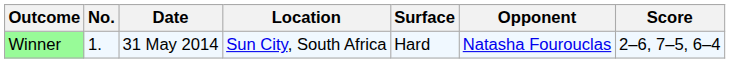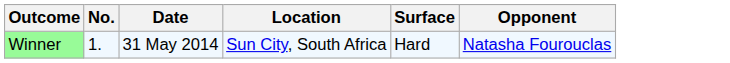- column: (670, 17)
